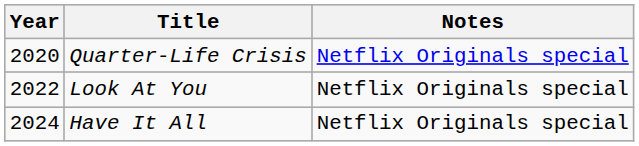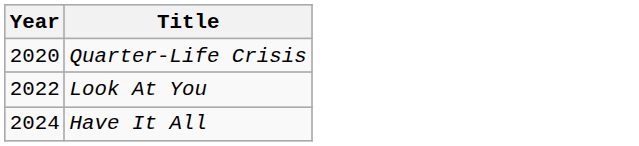- column: (473, 22)
